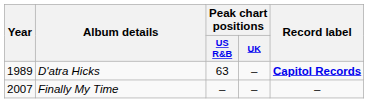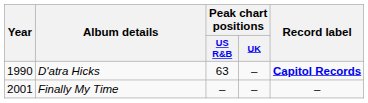(20, 70) 1989 -> (20, 70) 1990
(20, 89) 2007 -> (20, 89) 2001
